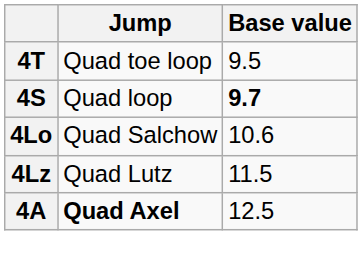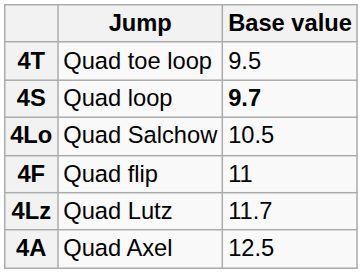(251, 135) 10.6 -> (251, 135) 10.5
+ row: (31, 173)
(250, 173) 11.5 -> (250, 211) 11.7
(121, 211) bold -> (118, 248) normal
